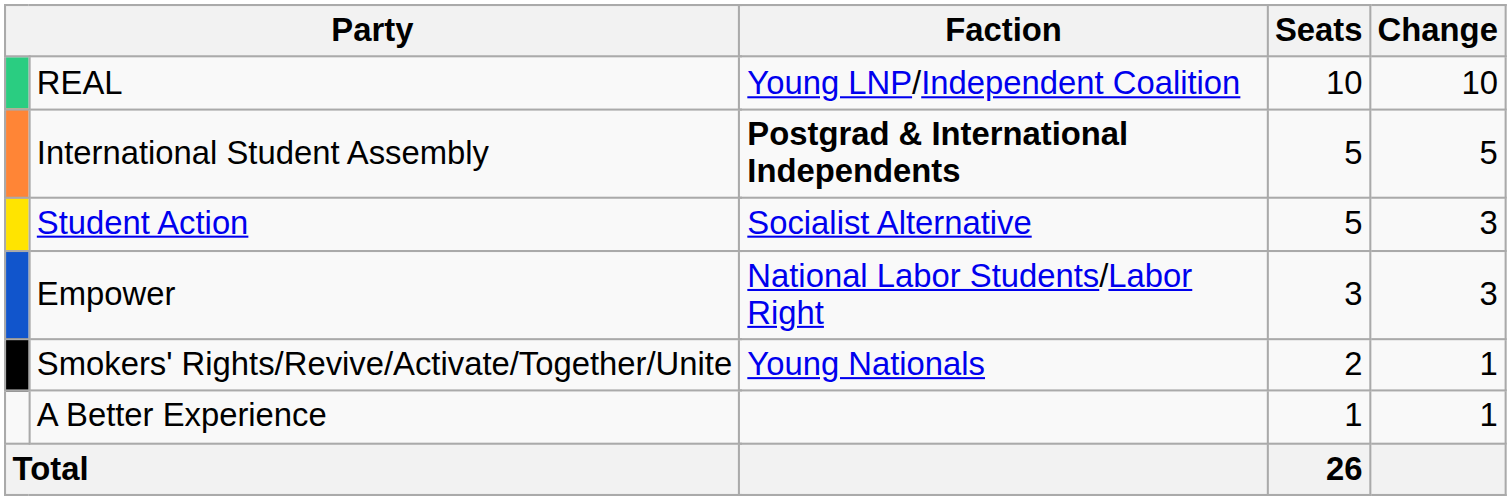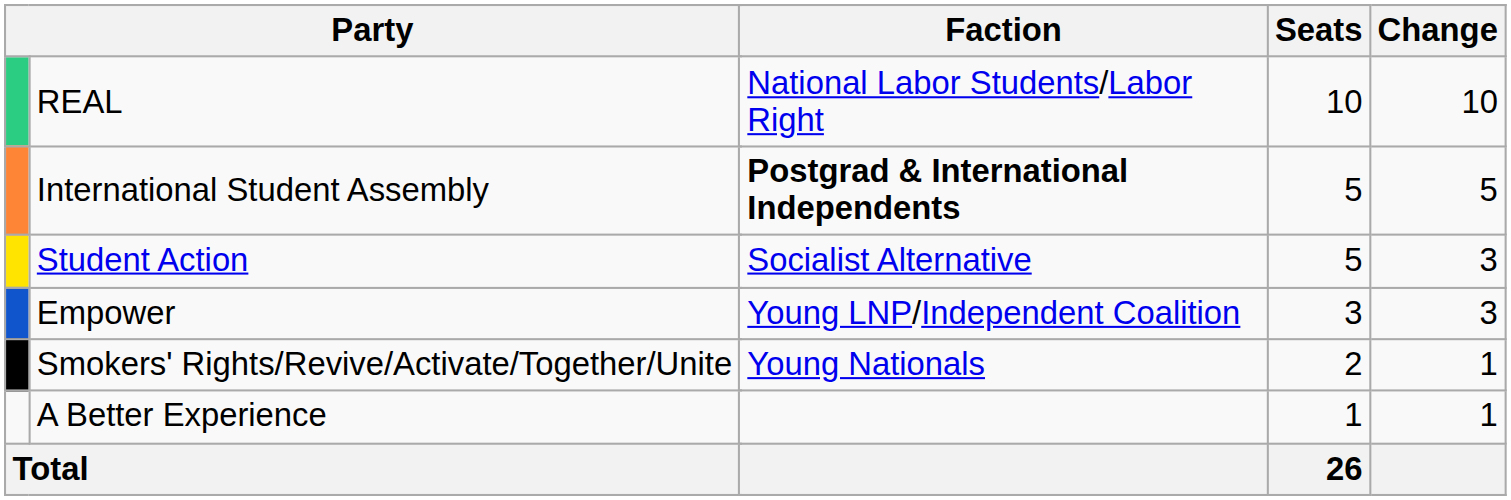(994, 82) Young LNP/Independent Coalition -> (970, 100) National Labor Students/Labor Right
(970, 293) National Labor Students/Labor Right -> (994, 312) Young LNP/Independent Coalition
